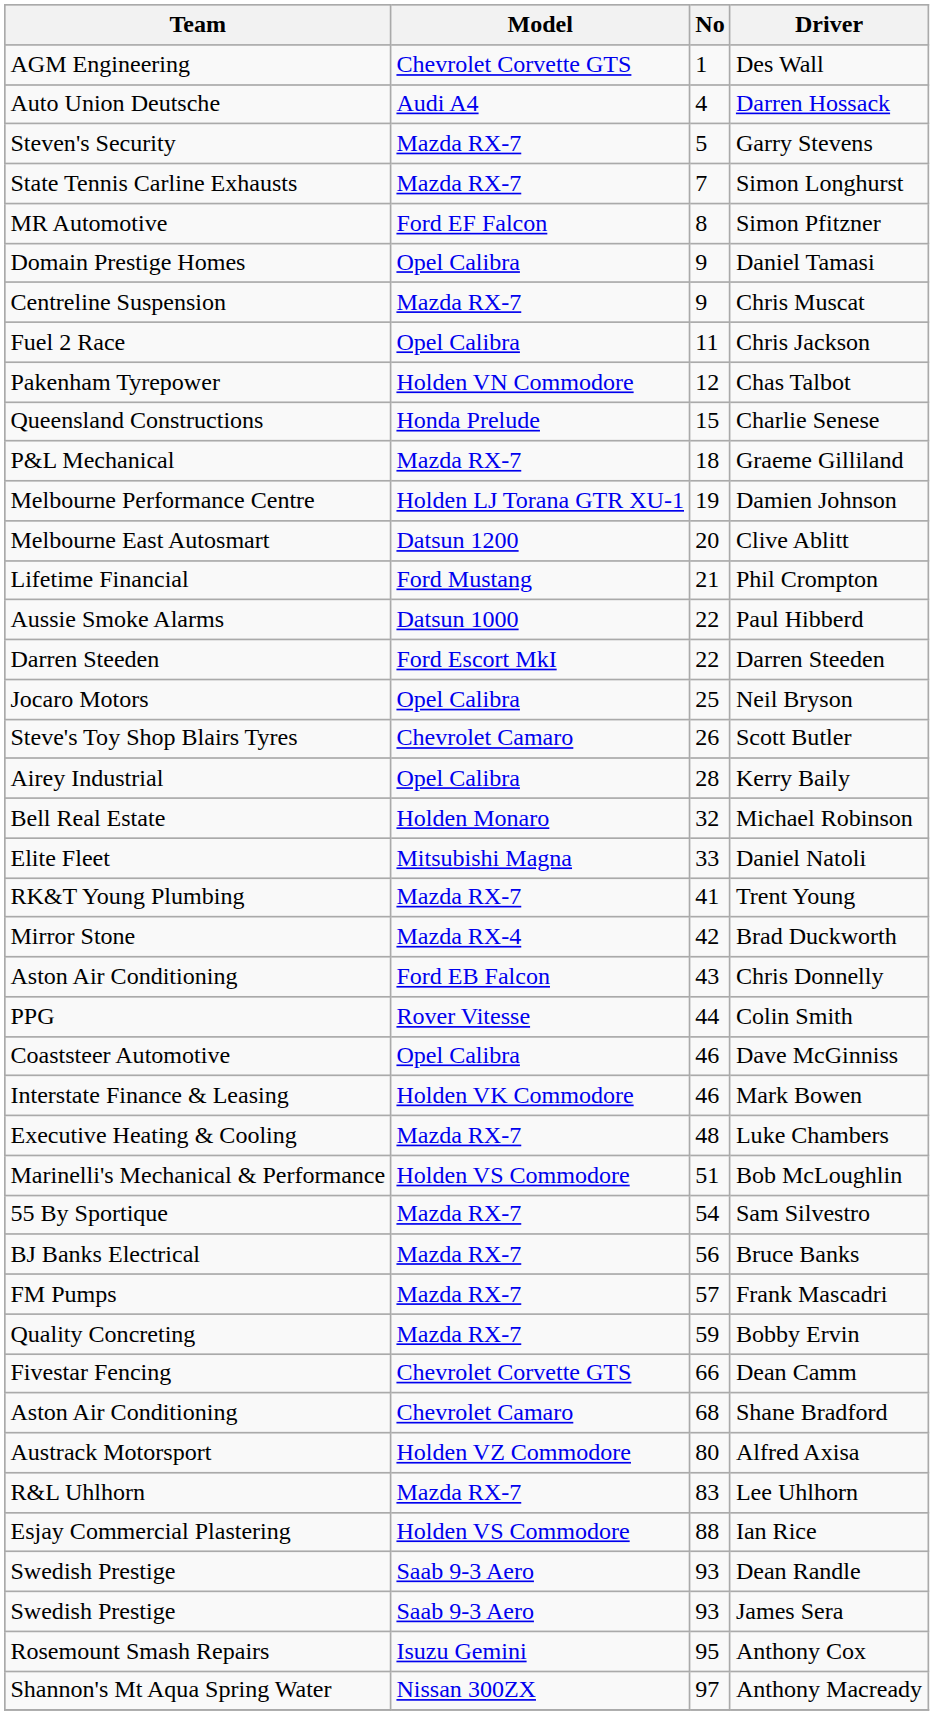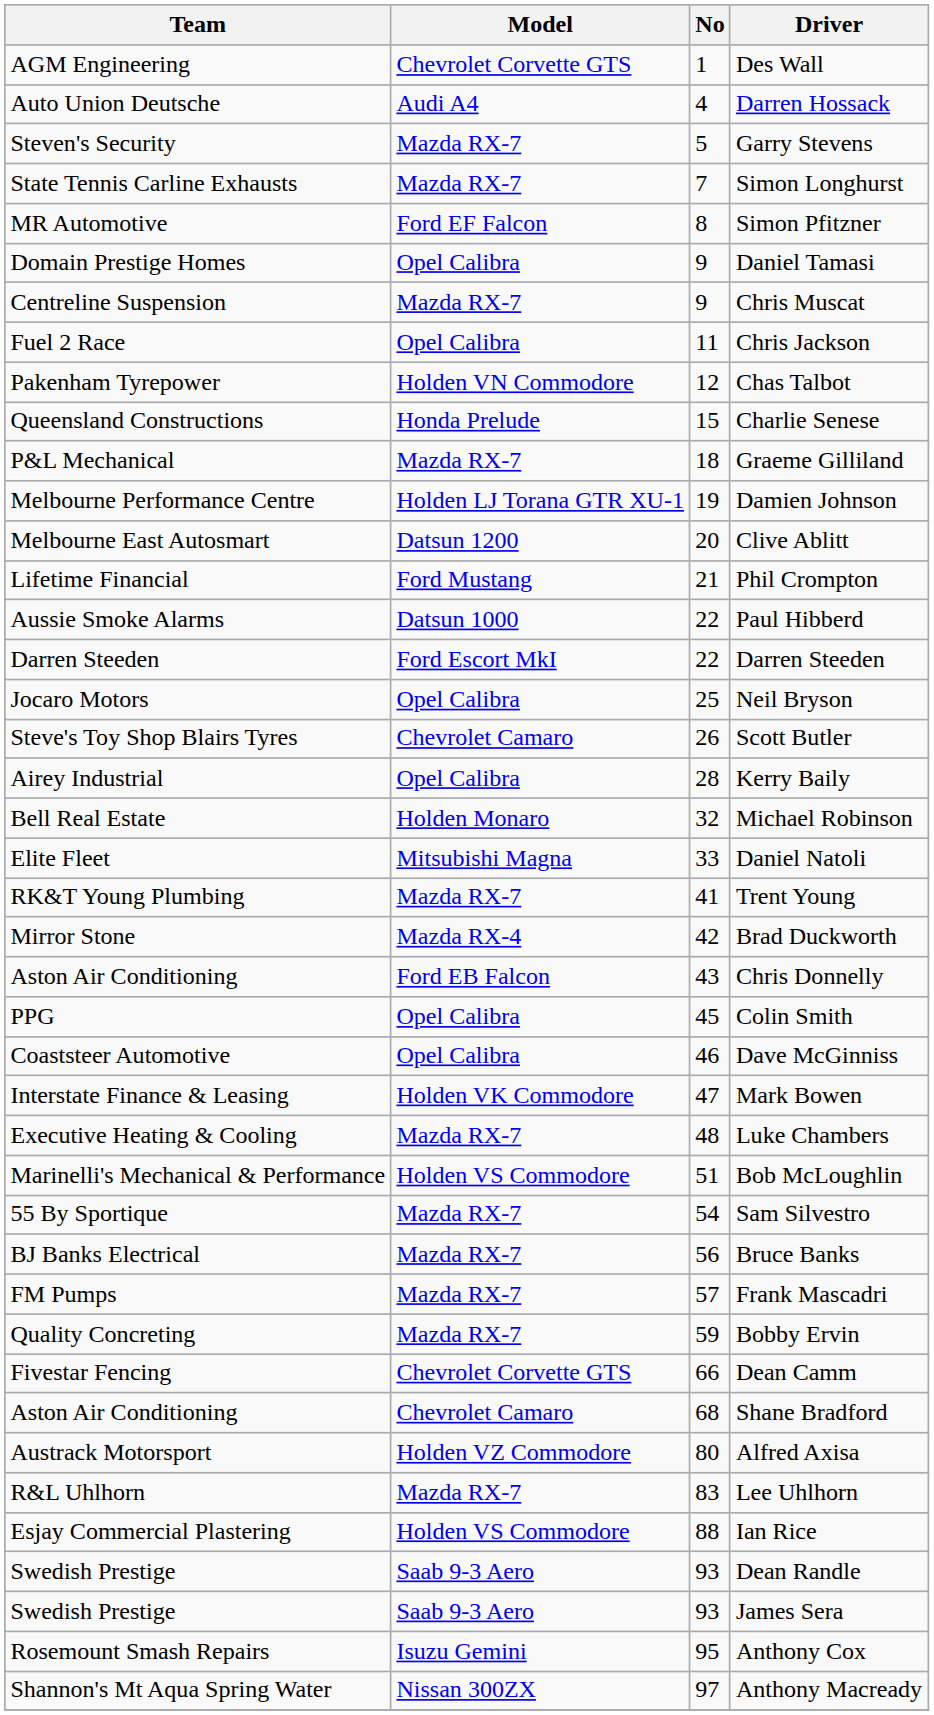(463, 1016) Rover Vitesse -> (458, 1016) Opel Calibra
(707, 1016) 44 -> (707, 1016) 45
(707, 1095) 46 -> (707, 1095) 47
